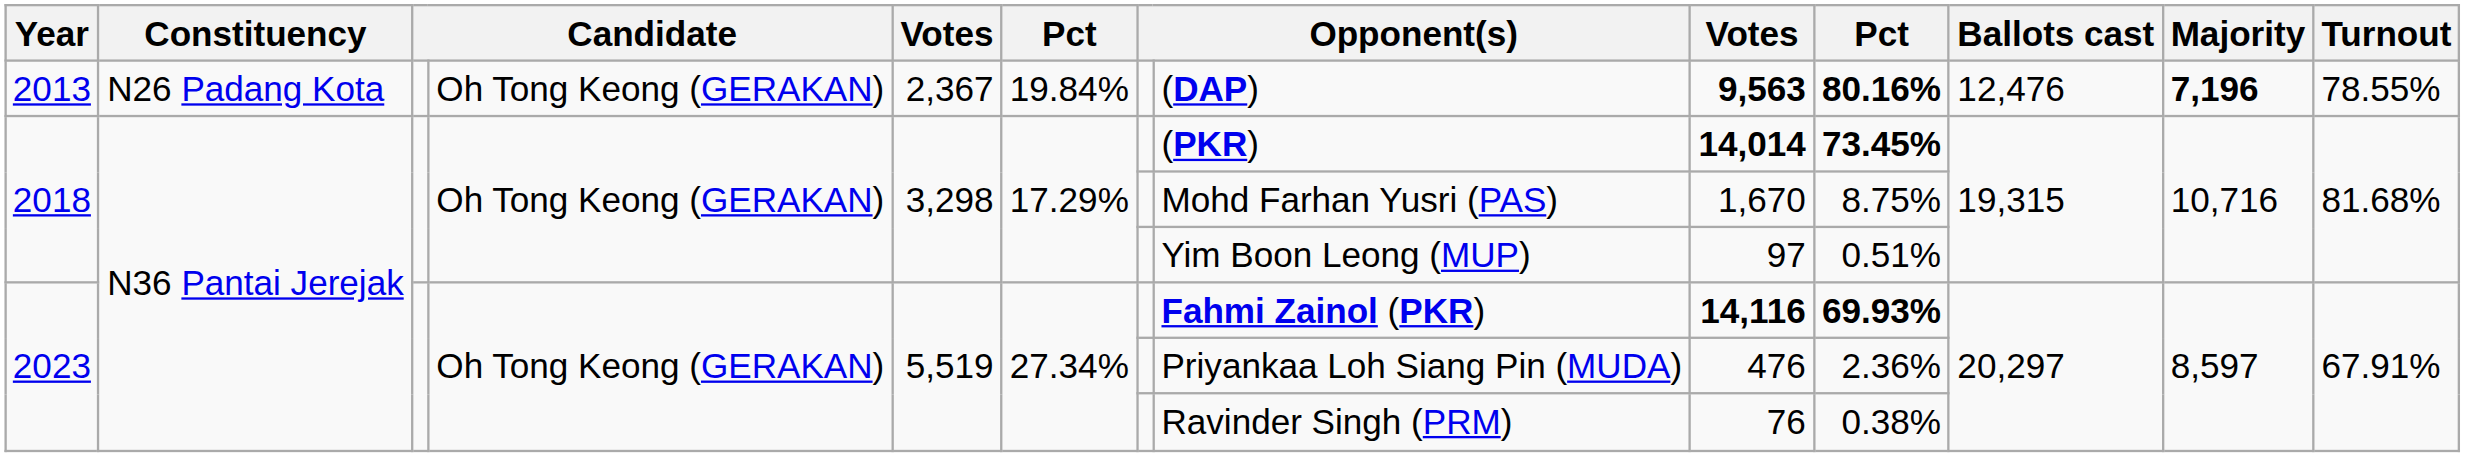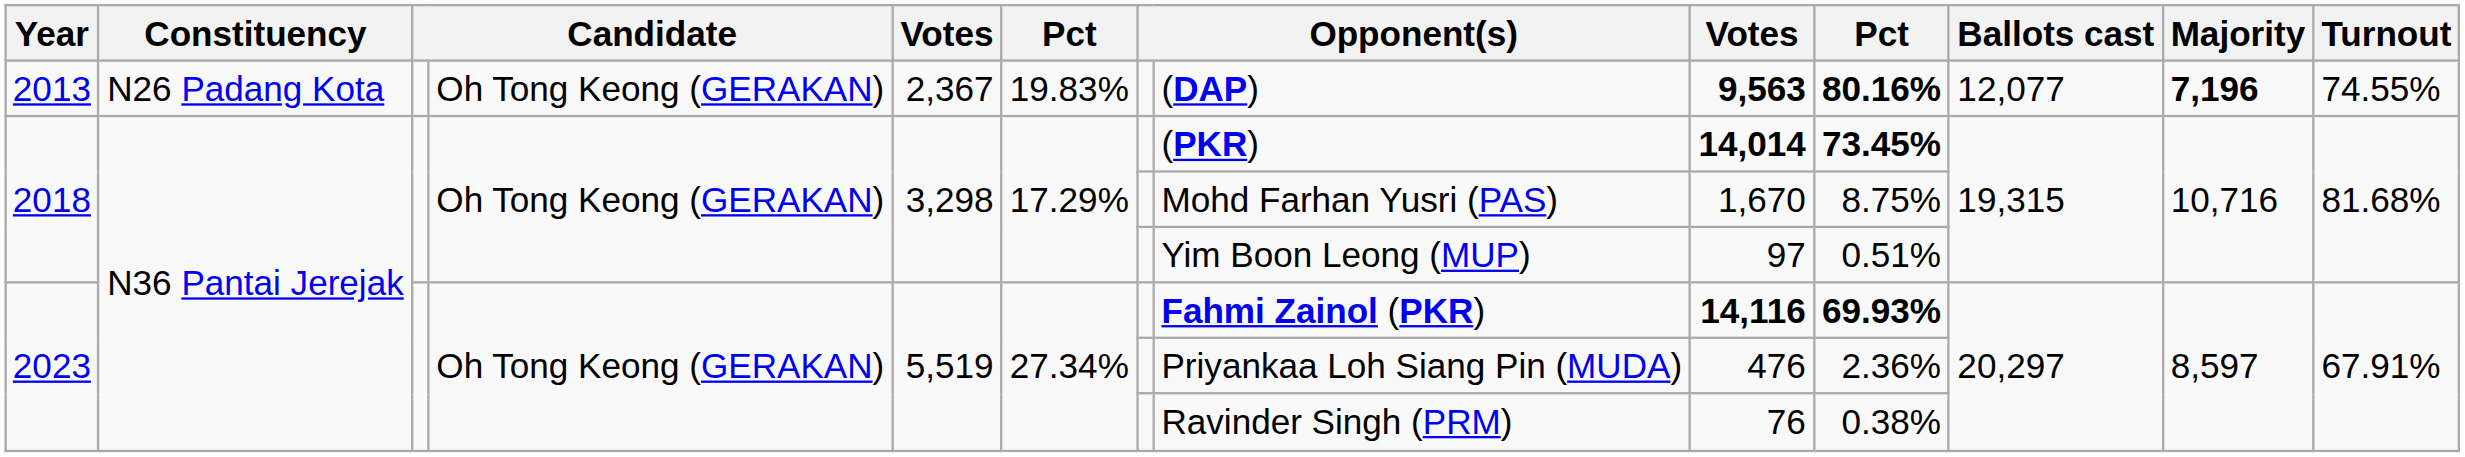(1069, 89) 19.84% -> (1069, 89) 19.83%
(2011, 89) 12,476 -> (2011, 89) 12,077
(2381, 89) 78.55% -> (2381, 89) 74.55%
